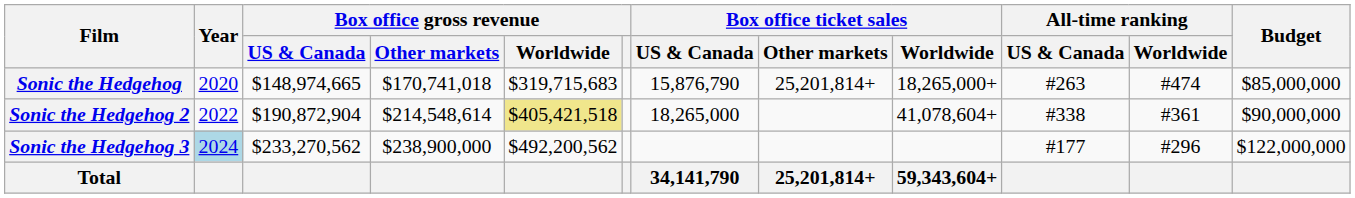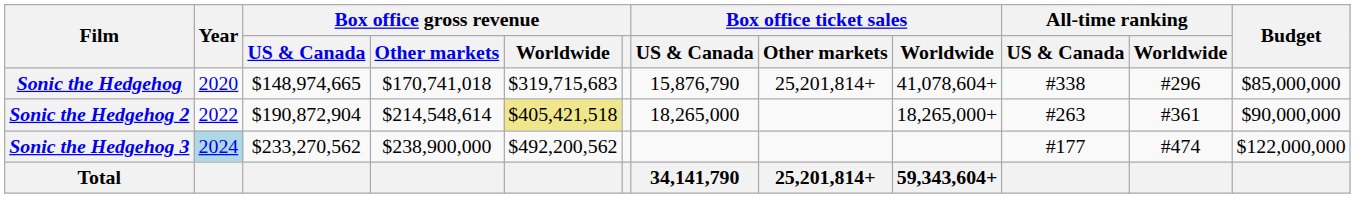(947, 83) 18,265,000+ -> (947, 83) 41,078,604+
(1065, 83) #263 -> (1065, 83) #338
(1180, 83) #474 -> (1180, 83) #296
(947, 114) 41,078,604+ -> (947, 114) 18,265,000+
(1065, 114) #338 -> (1065, 114) #263
(1180, 146) #296 -> (1180, 146) #474
